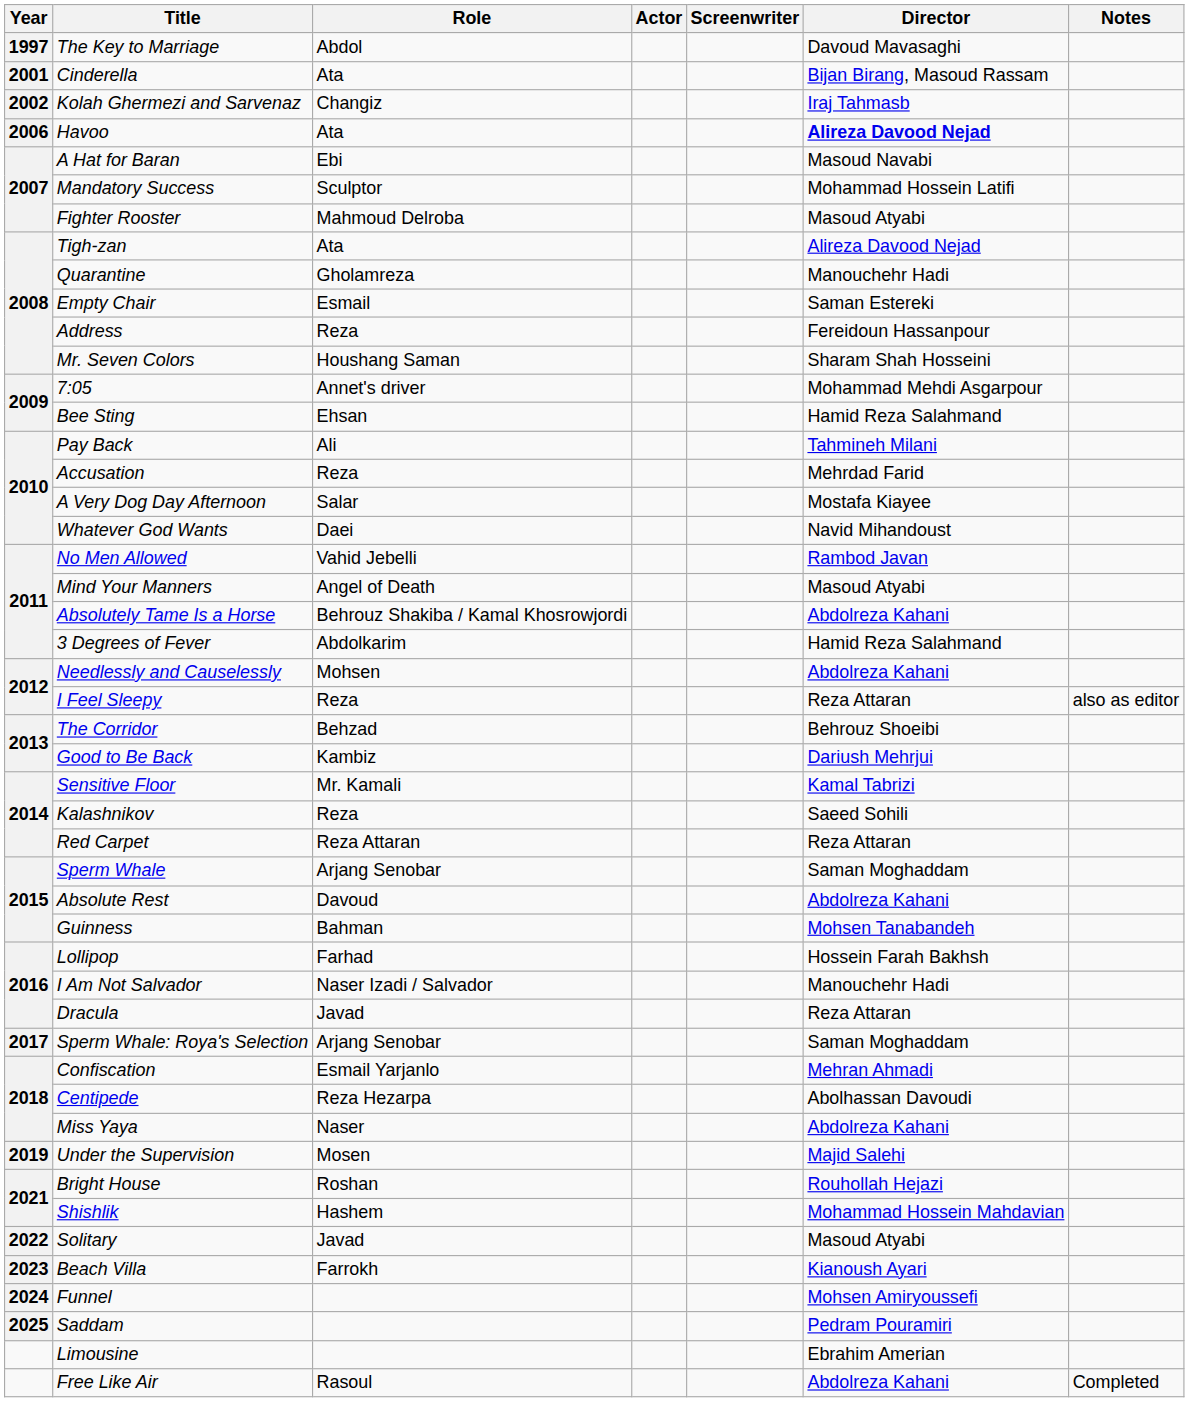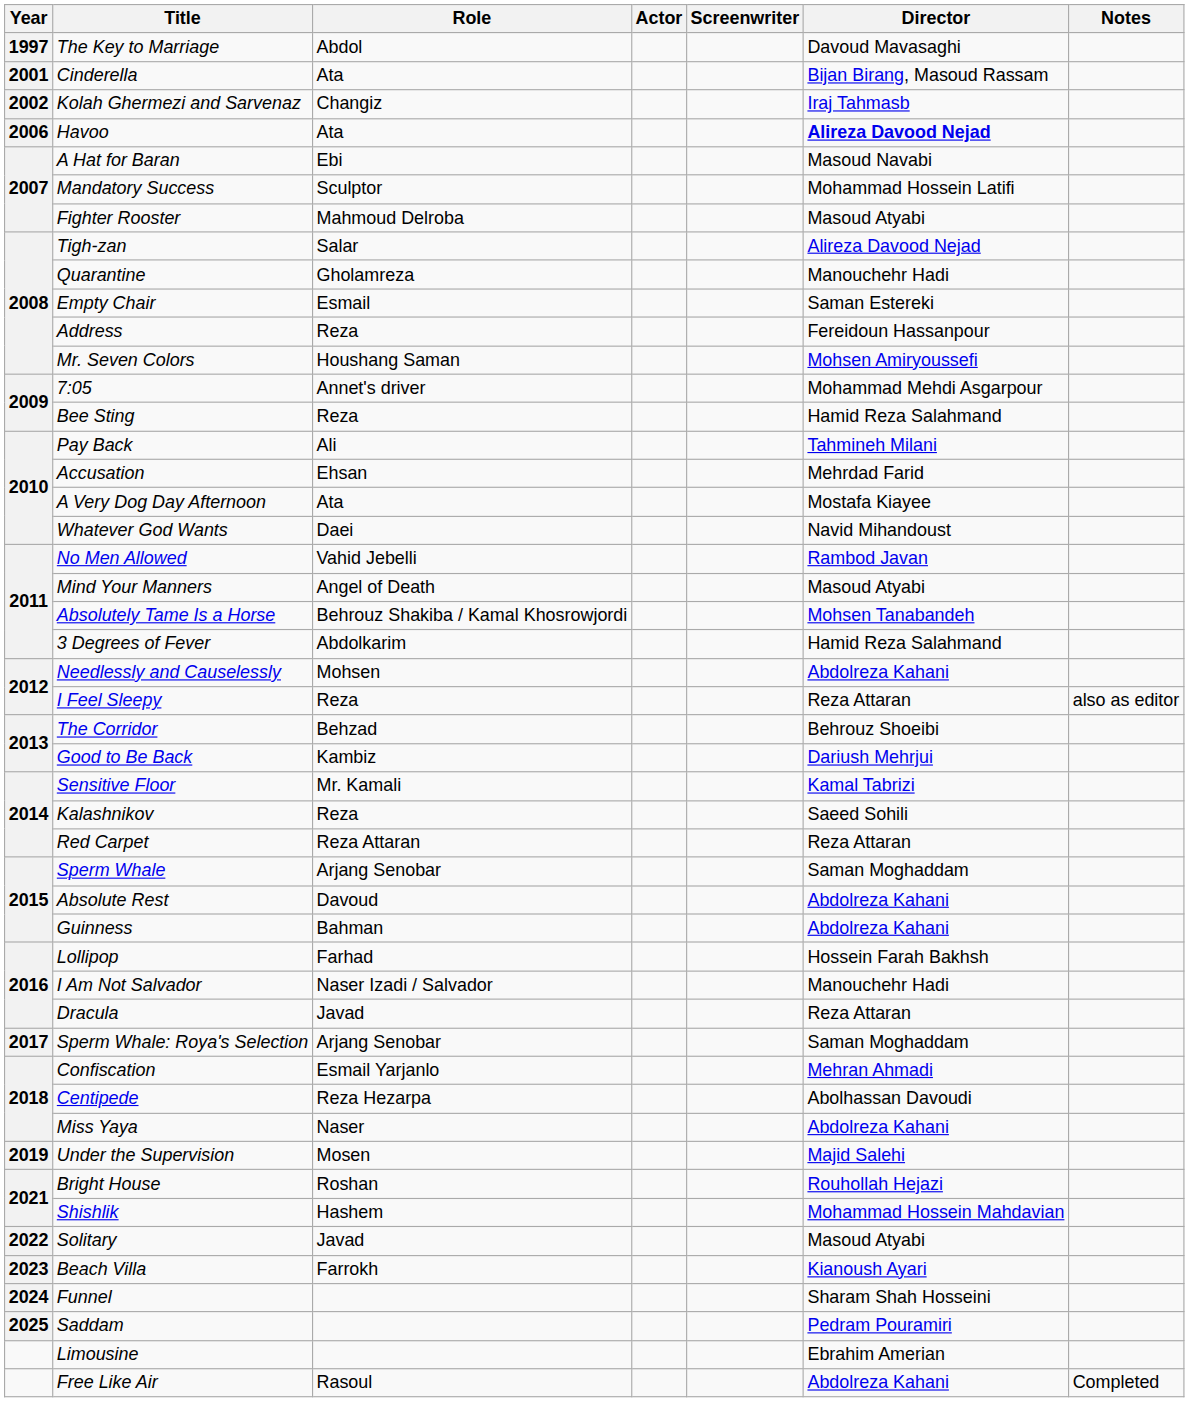(330, 246) Ata -> (337, 246) Salar
(899, 359) Sharam Shah Hosseini -> (893, 359) Mohsen Amiryoussefi
(342, 416) Ehsan -> (337, 416) Reza
(337, 473) Reza -> (342, 473) Ehsan
(337, 501) Salar -> (330, 501) Ata
(878, 615) Abdolreza Kahani -> (891, 615) Mohsen Tanabandeh
(891, 928) Mohsen Tanabandeh -> (878, 928) Abdolreza Kahani
(893, 1297) Mohsen Amiryoussefi -> (899, 1297) Sharam Shah Hosseini
